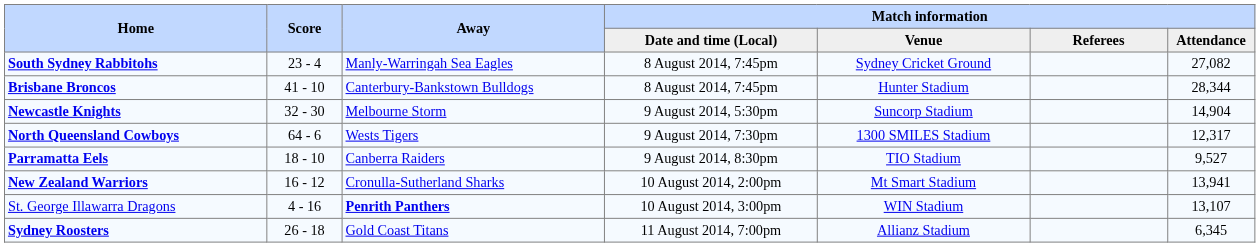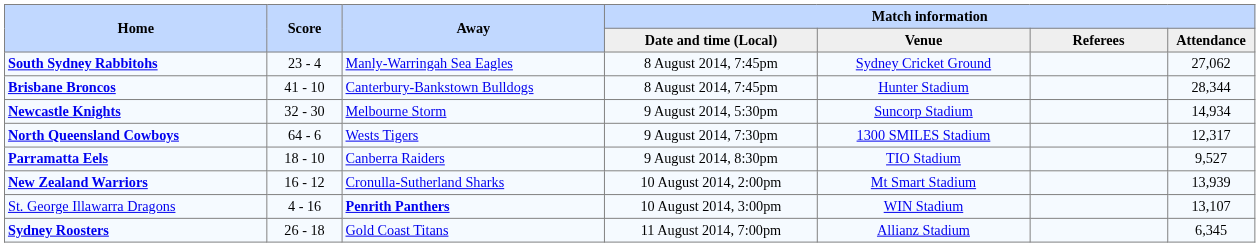(1211, 63) 27,082 -> (1211, 63) 27,062
(1211, 111) 14,904 -> (1211, 111) 14,934
(1211, 182) 13,941 -> (1211, 182) 13,939
